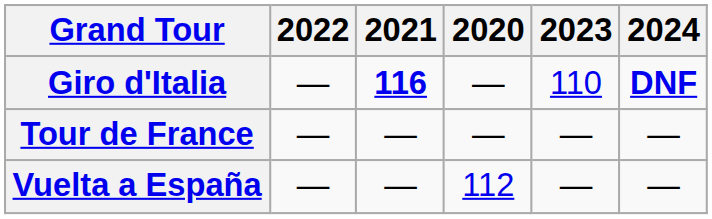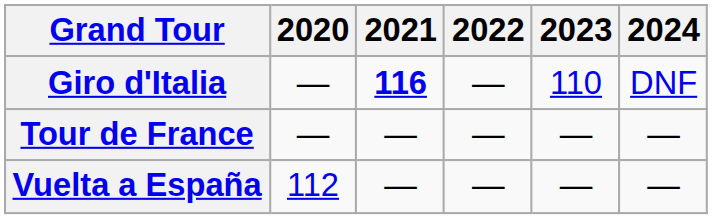columns swapped: (488, 30) <-> (313, 30)
(664, 82) bold -> (664, 82) normal
